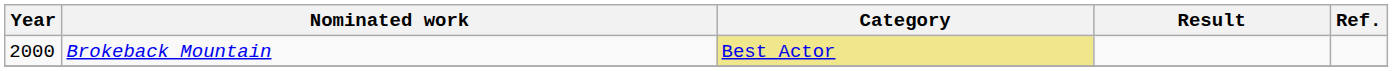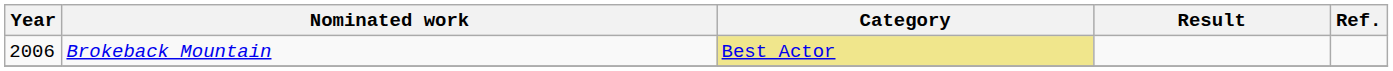(32, 51) 2000 -> (32, 51) 2006
